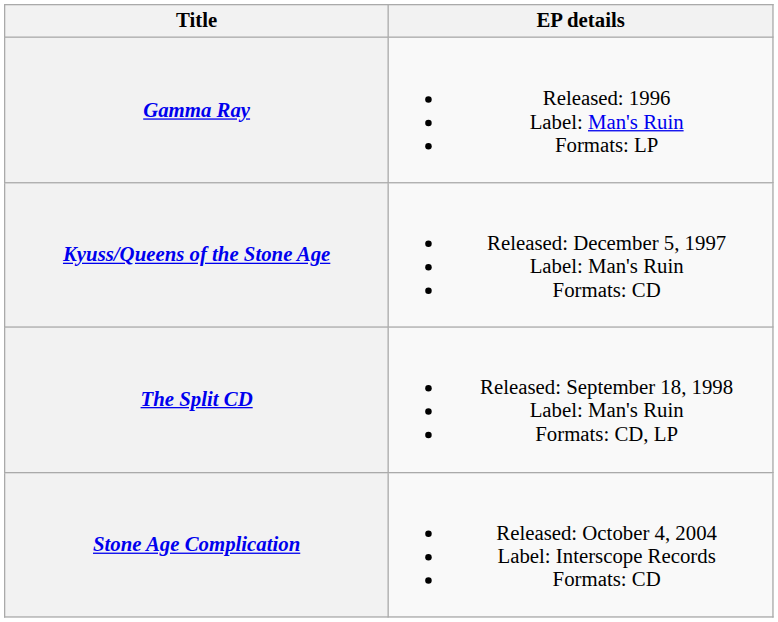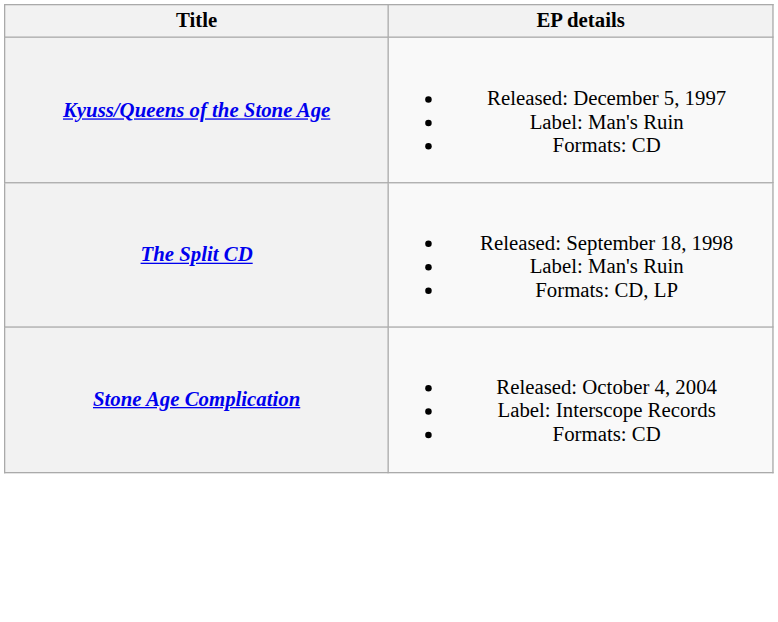- row: (197, 109)
